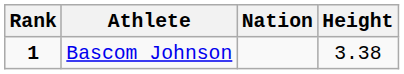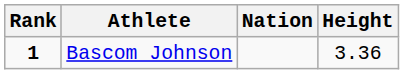(358, 53) 3.38 -> (358, 53) 3.36
